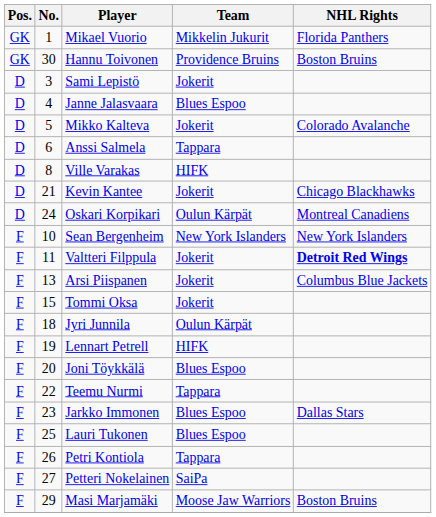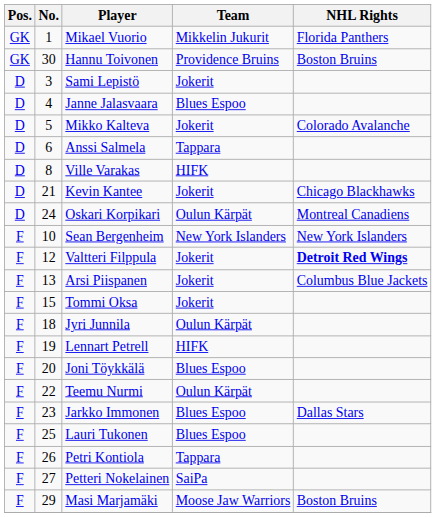(49, 258) 11 -> (49, 258) 12
(198, 390) Tappara -> (214, 390) Oulun Kärpät
